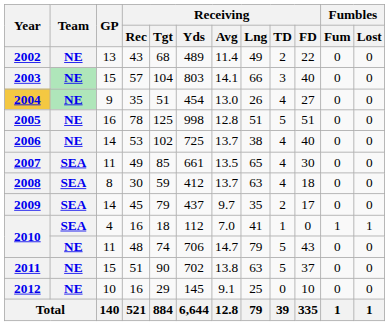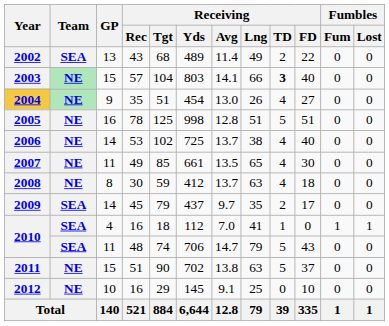(73, 57) NE -> (73, 57) SEA
(283, 78) normal -> (283, 78) bold
(73, 162) SEA -> (73, 162) NE
(73, 183) SEA -> (73, 183) NE
(73, 246) NE -> (73, 246) SEA
